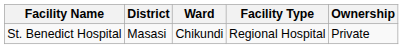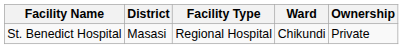columns swapped: (199, 14) <-> (277, 14)
